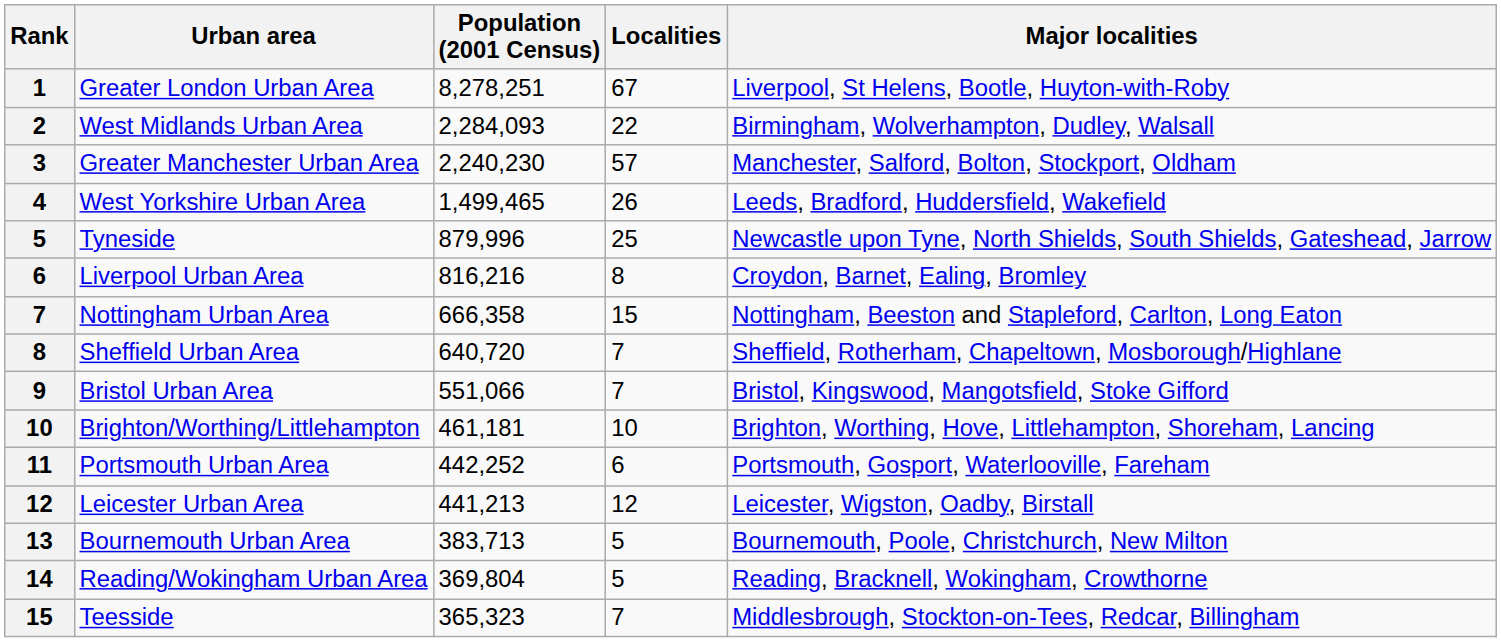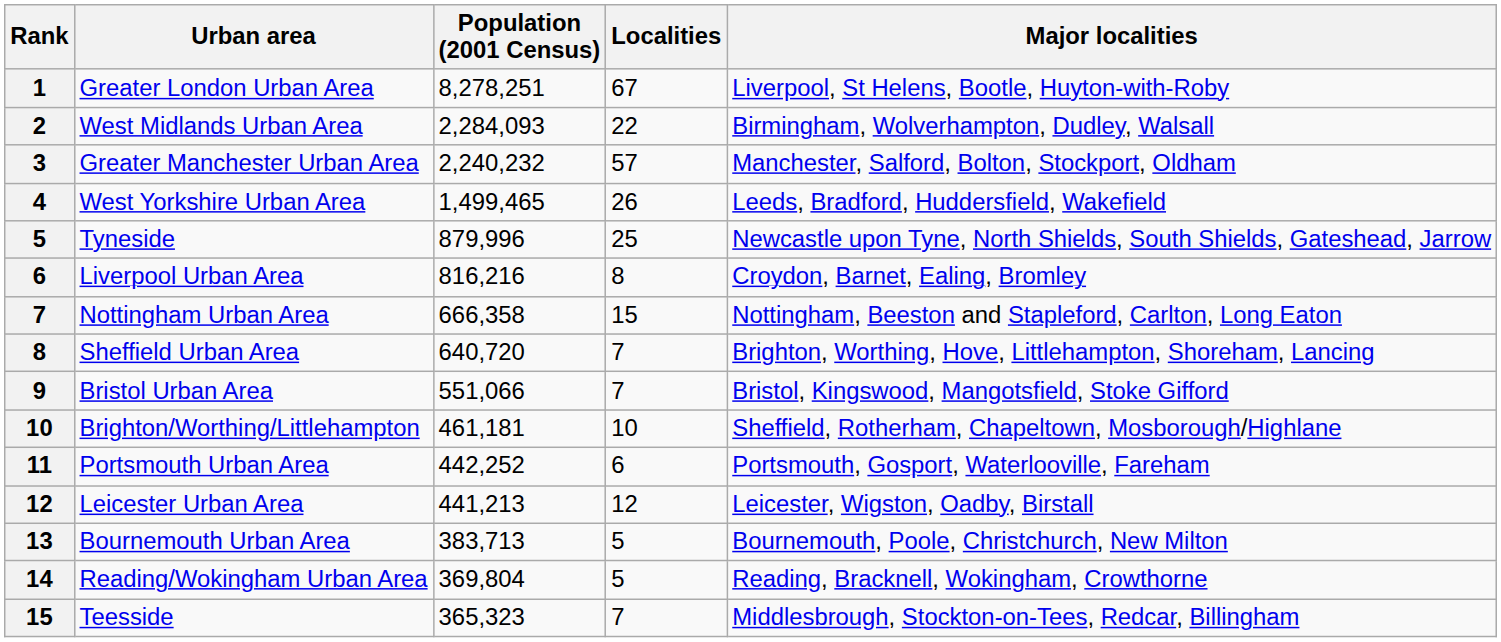(492, 163) 2,240,230 -> (492, 163) 2,240,232
(1037, 352) Sheffield, Rotherham, Chapeltown, Mosborough/Highlane -> (1053, 352) Brighton, Worthing, Hove, Littlehampton, Shoreham, Lancing
(1053, 428) Brighton, Worthing, Hove, Littlehampton, Shoreham, Lancing -> (1037, 428) Sheffield, Rotherham, Chapeltown, Mosborough/Highlane
